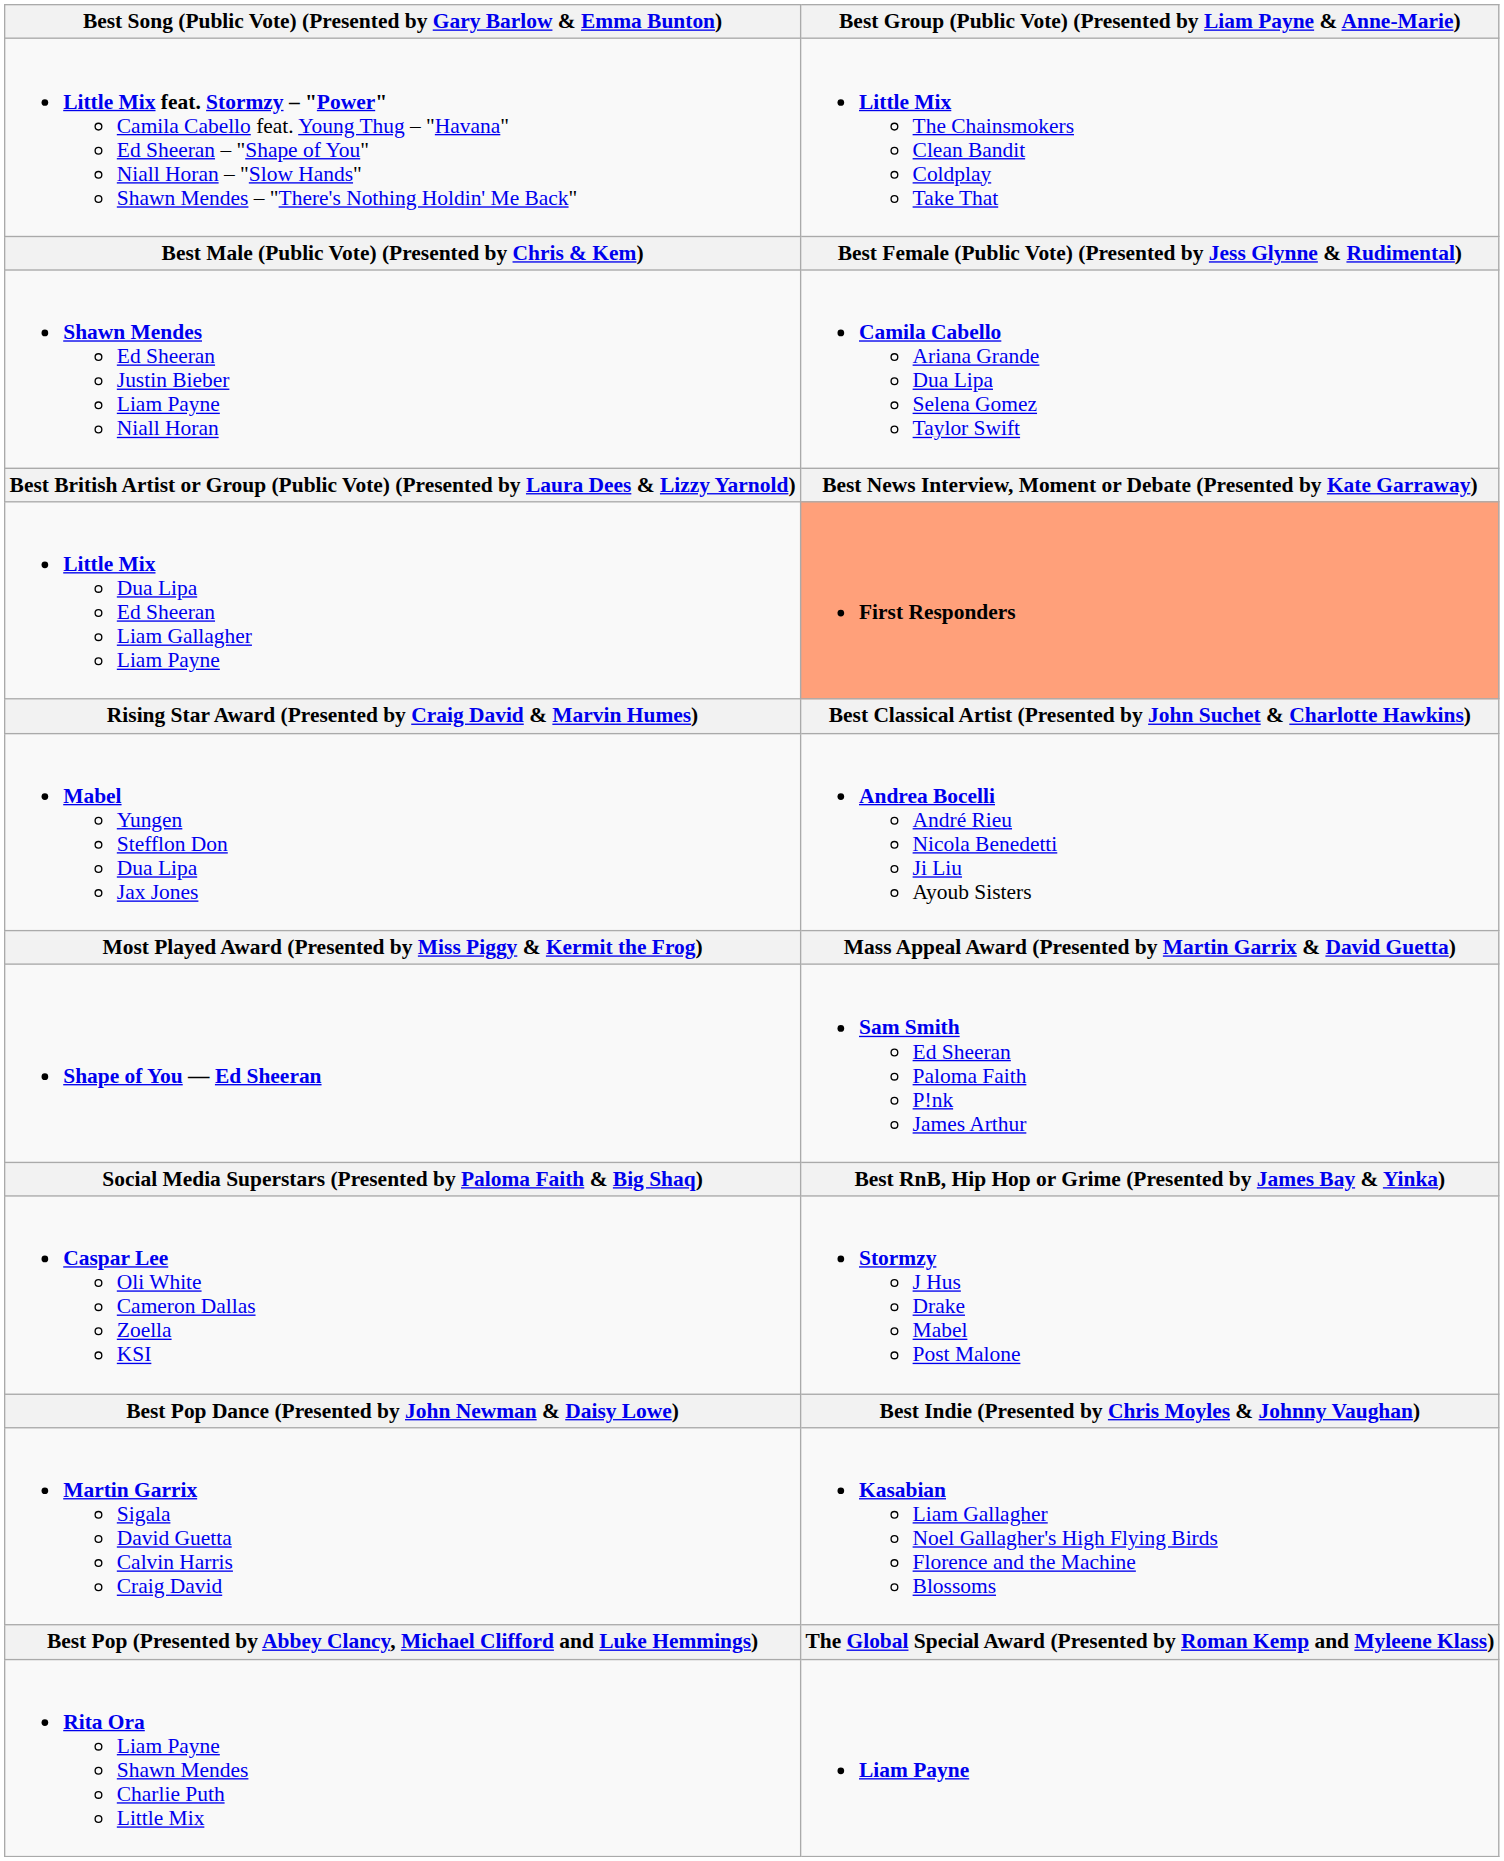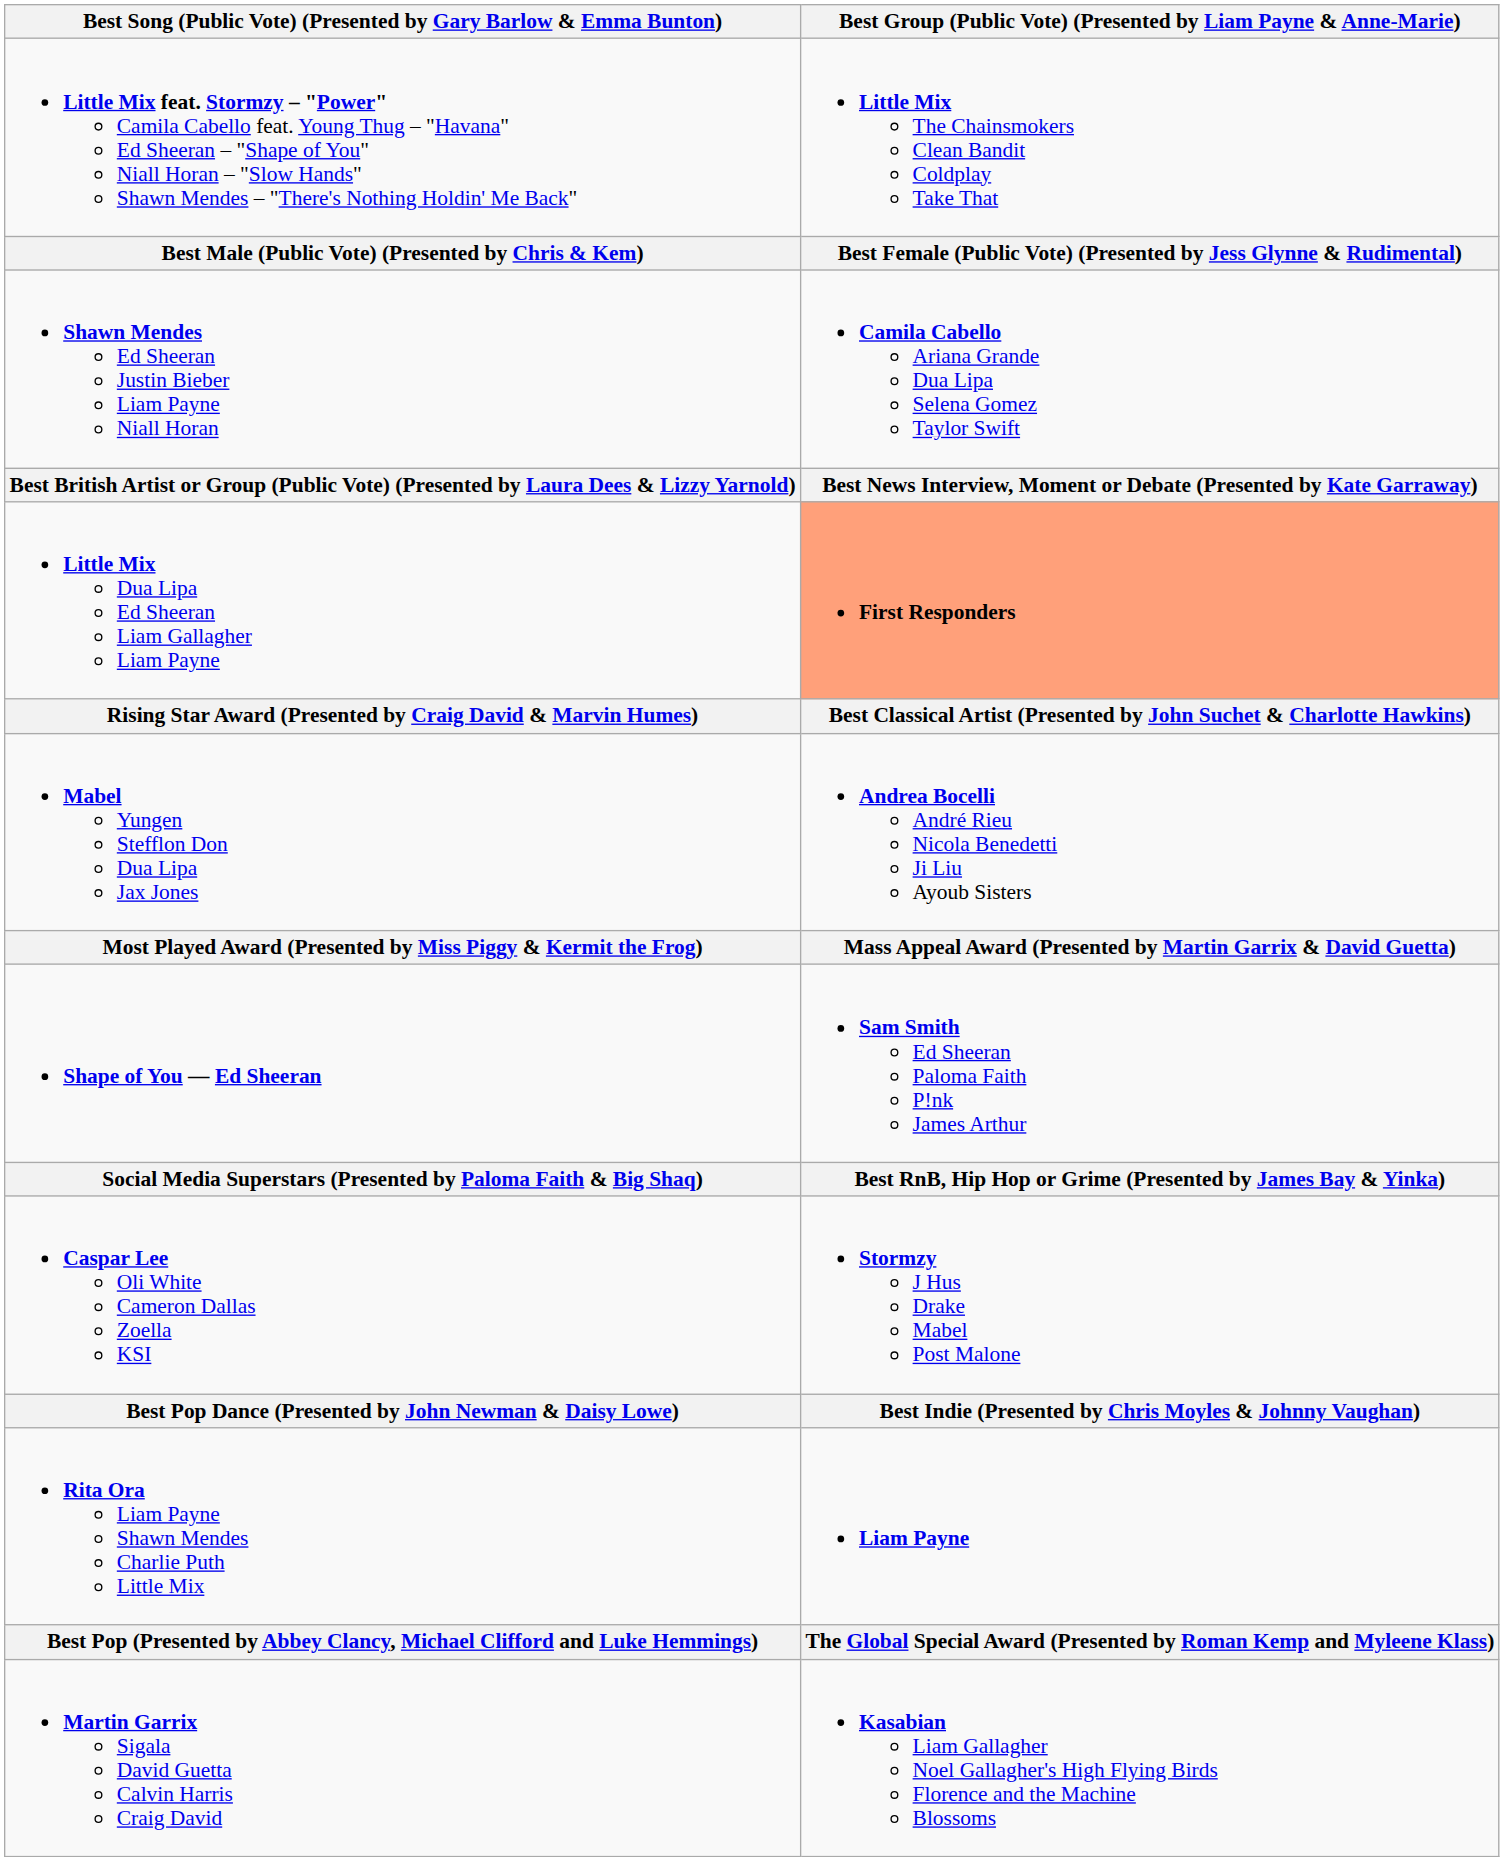rows swapped: (403, 1538) <-> (403, 1770)
